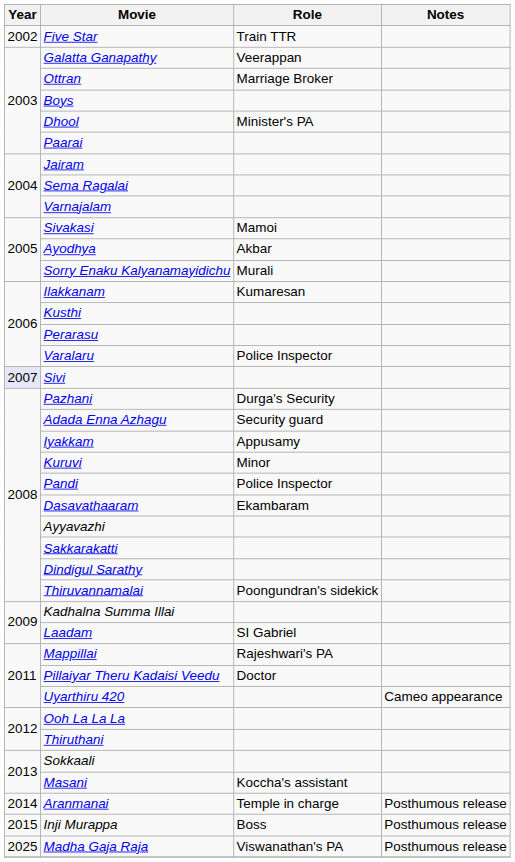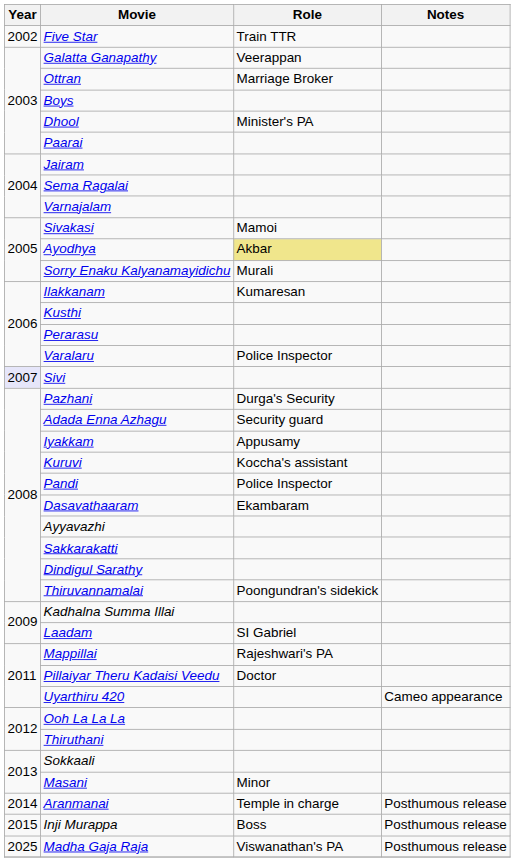(254, 249) no background -> (254, 249) khaki background
(253, 462) Minor -> (292, 462) Koccha's assistant
(292, 782) Koccha's assistant -> (253, 782) Minor
